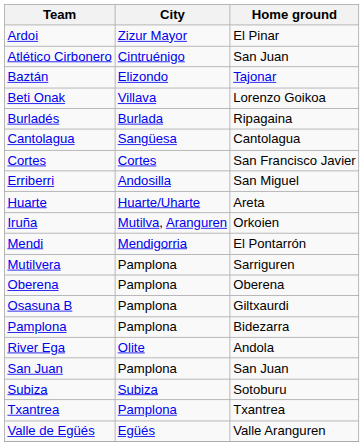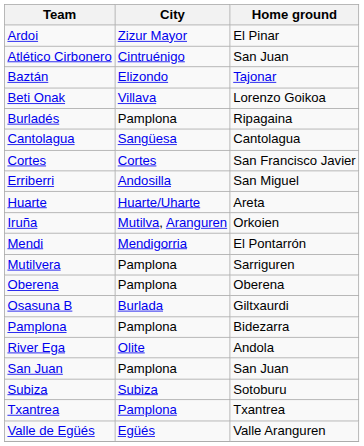(140, 118) Burlada -> (147, 118) Pamplona
(147, 306) Pamplona -> (140, 306) Burlada
